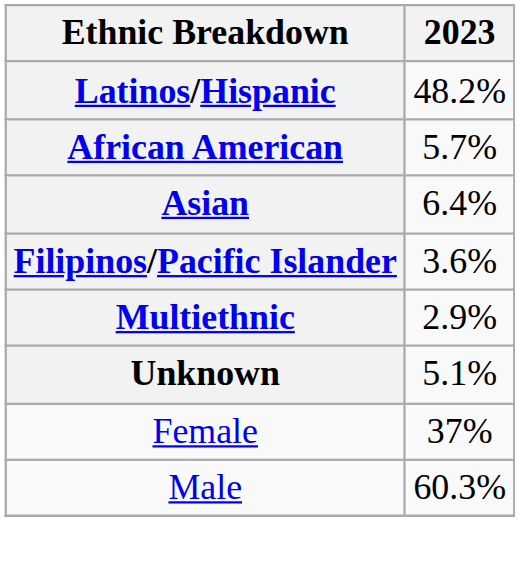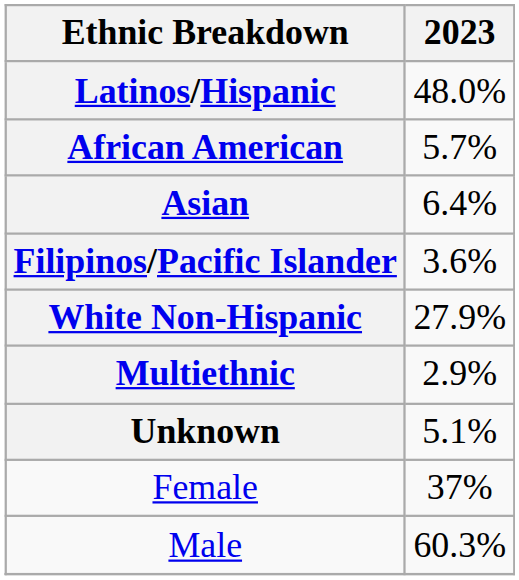(460, 89) 48.2% -> (460, 89) 48.0%
+ row: (205, 317)
